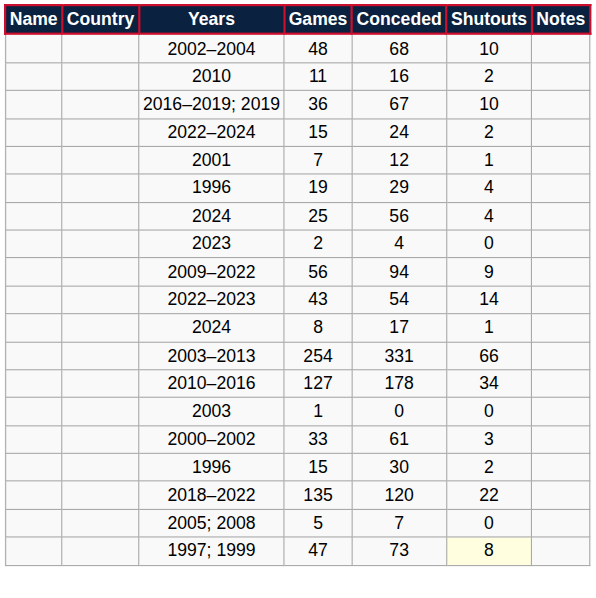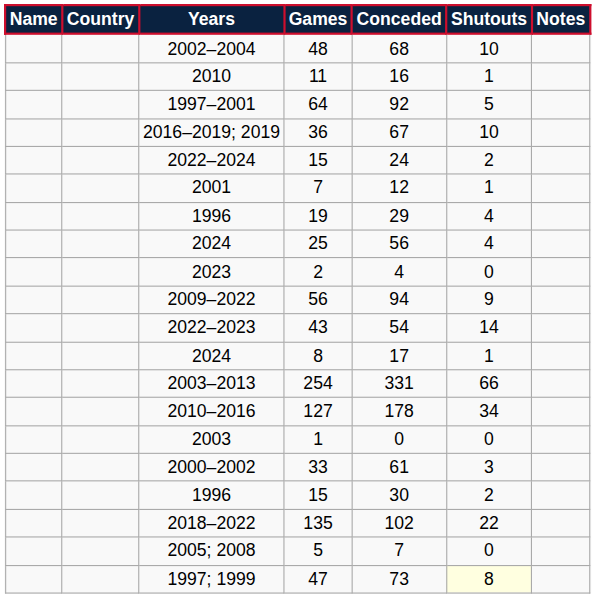(489, 76) 2 -> (489, 76) 1
+ row: (211, 104)
(399, 495) 120 -> (399, 523) 102
